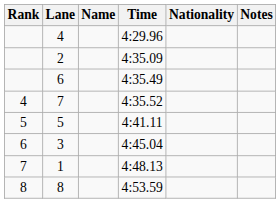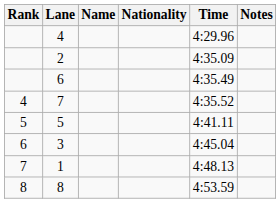columns swapped: (202, 15) <-> (142, 15)
